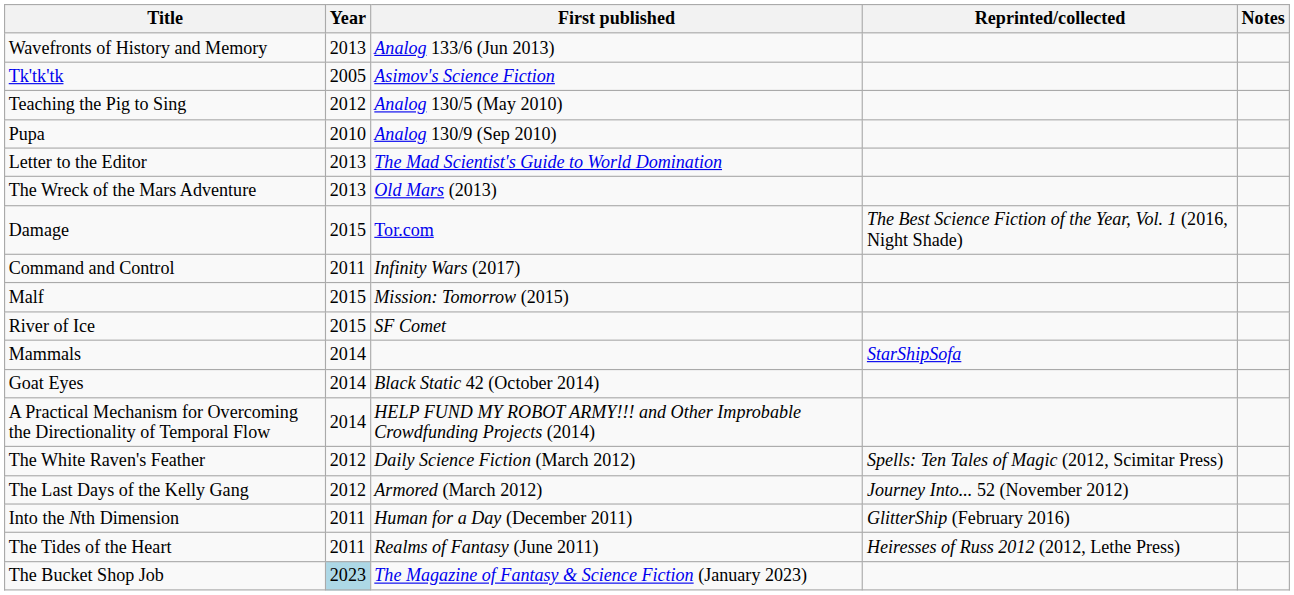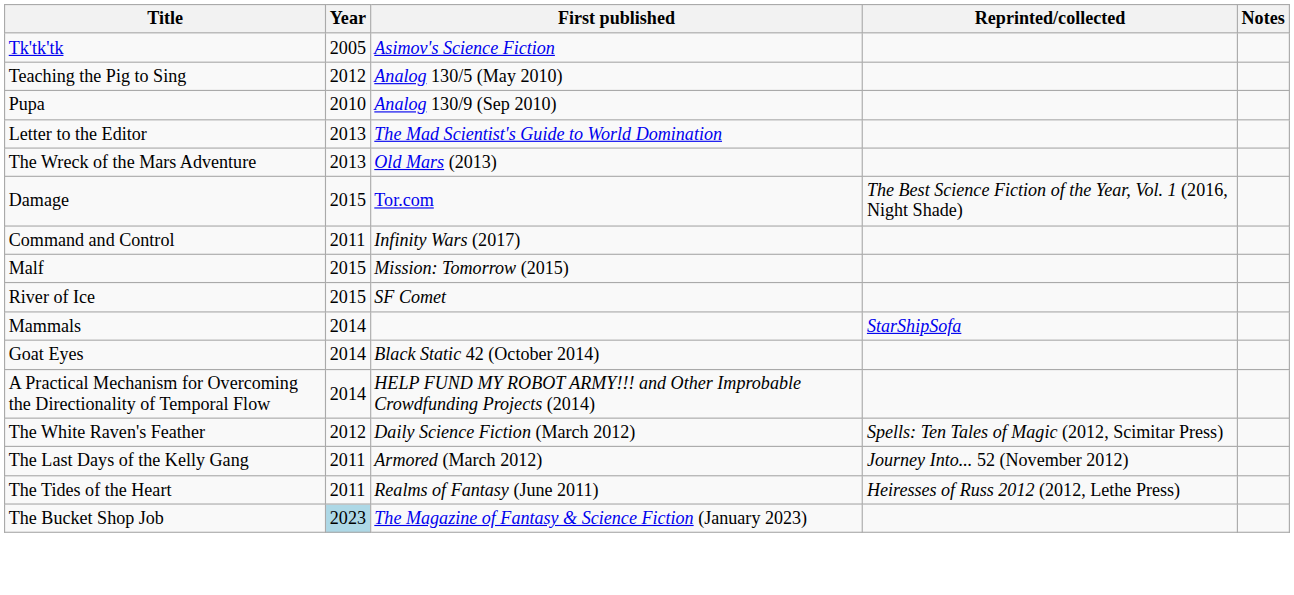- row: (138, 47)
(348, 489) 2012 -> (348, 460) 2011
- row: (94, 518)
